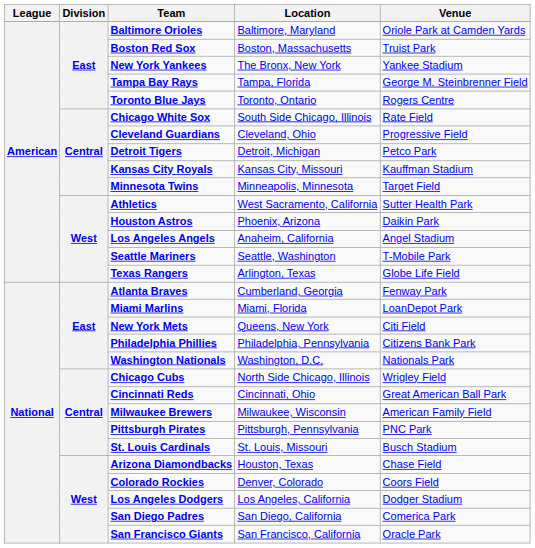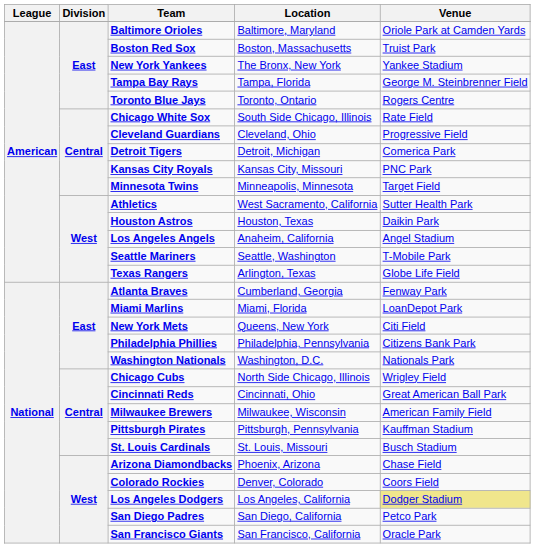(410, 152) Petco Park -> (419, 152) Comerica Park
(428, 169) Kauffman Stadium -> (407, 169) PNC Park
(279, 221) Phoenix, Arizona -> (275, 221) Houston, Texas
(407, 429) PNC Park -> (428, 429) Kauffman Stadium
(275, 464) Houston, Texas -> (279, 464) Phoenix, Arizona
(422, 499) no background -> (422, 499) khaki background
(419, 516) Comerica Park -> (410, 516) Petco Park
